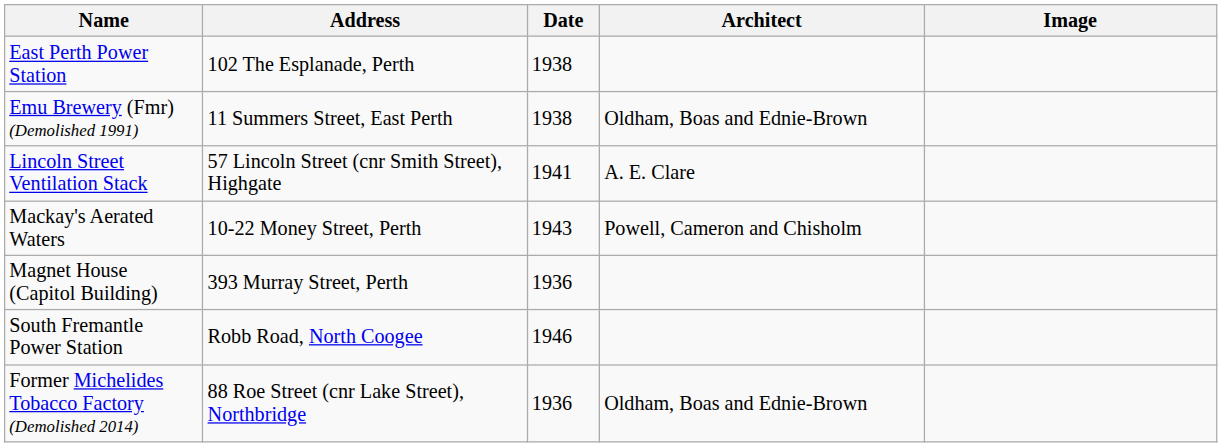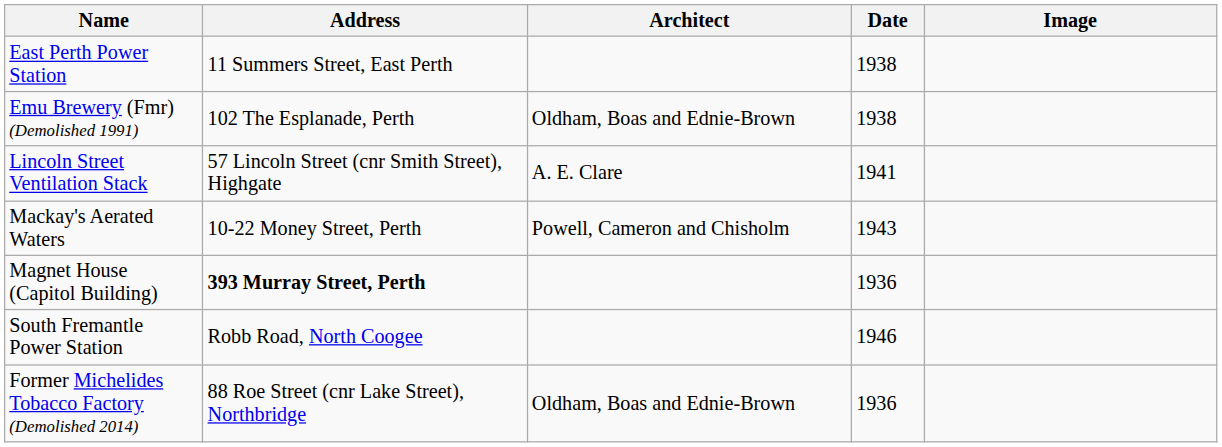columns swapped: (563, 20) <-> (762, 20)
(311, 63) 102 The Esplanade, Perth -> (330, 63) 11 Summers Street, East Perth
(330, 118) 11 Summers Street, East Perth -> (311, 118) 102 The Esplanade, Perth
(308, 282) normal -> (317, 282) bold
